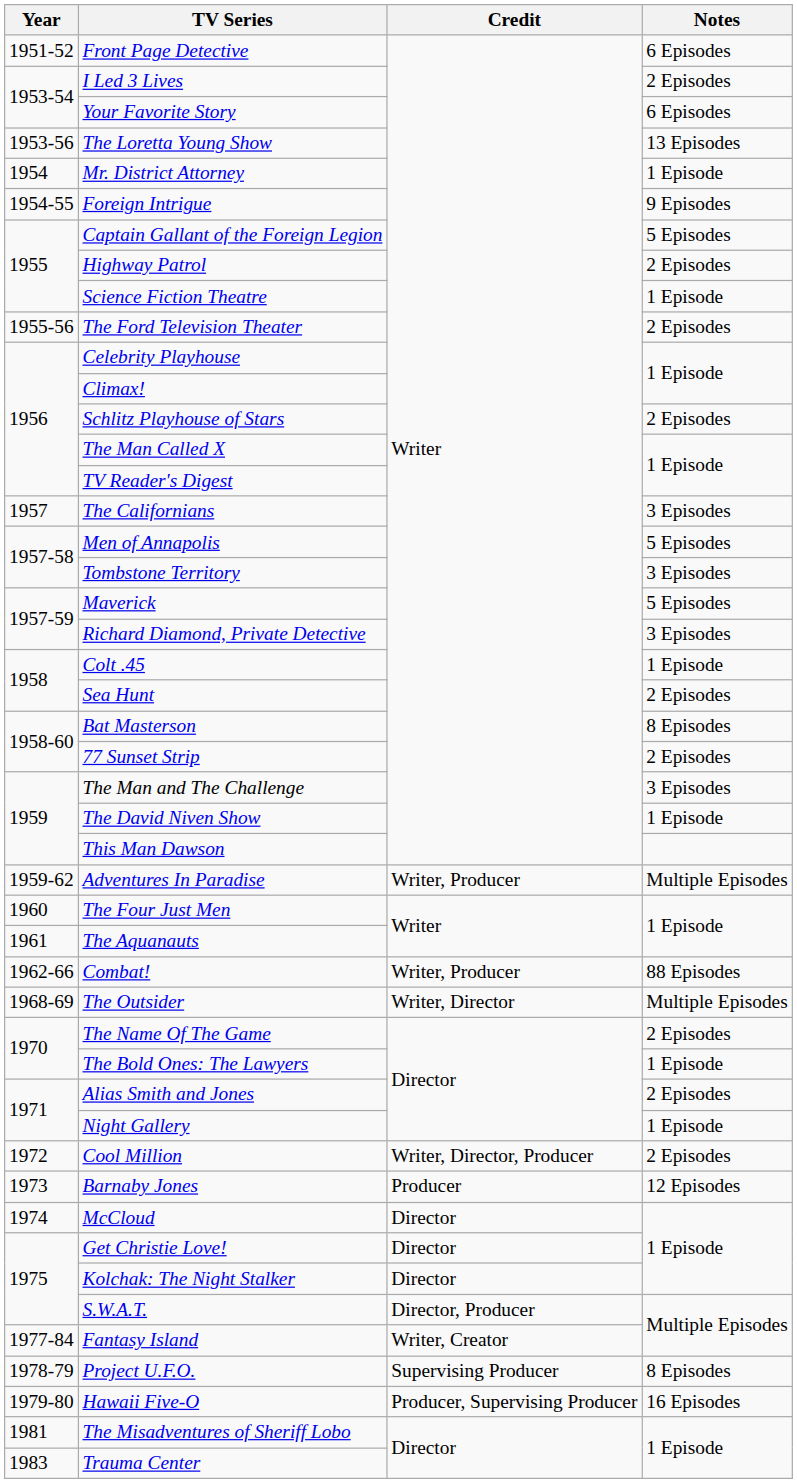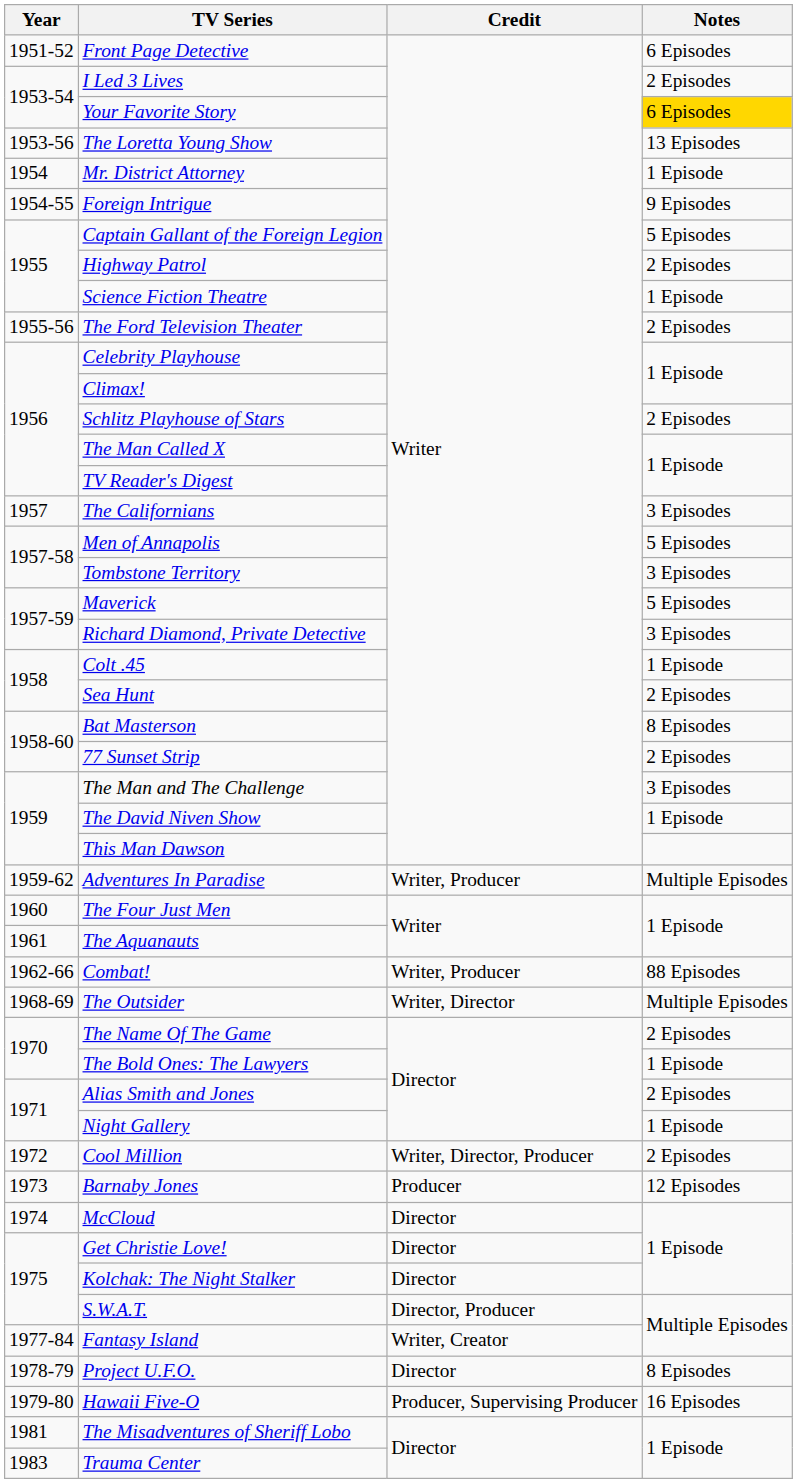(689, 111) no background -> (689, 111) gold background
(475, 1370) Supervising Producer -> (424, 1370) Director
